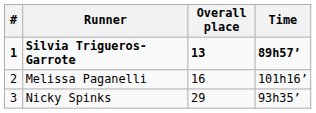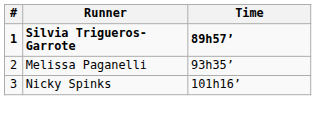- column: (222, 21)
(283, 80) 101h16’ -> (212, 66) 93h35’
(279, 99) 93h35’ -> (216, 85) 101h16’
